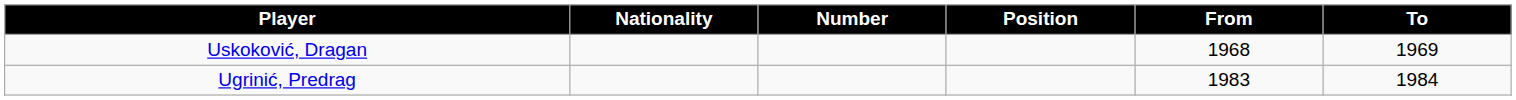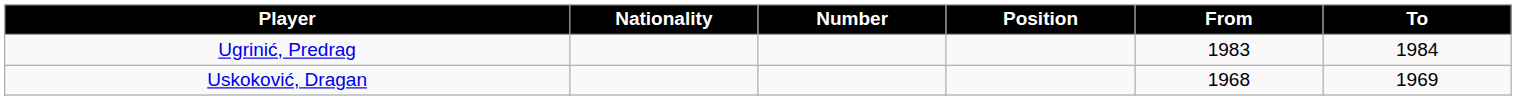rows swapped: (287, 79) <-> (287, 49)
